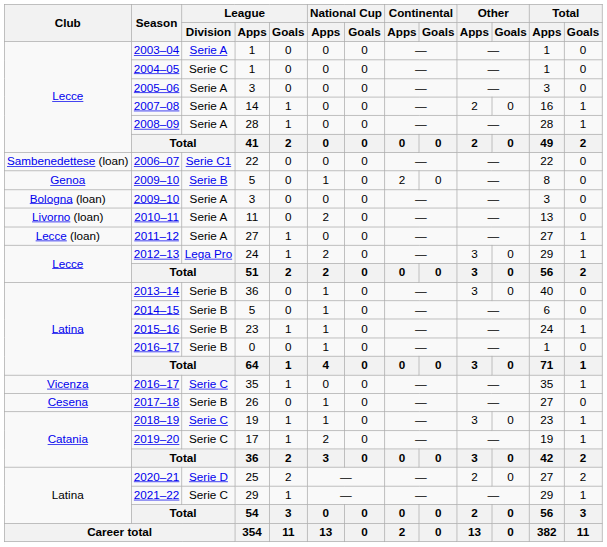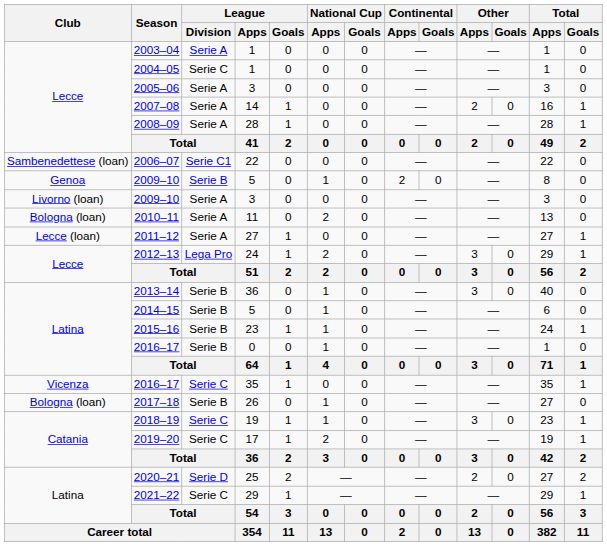(68, 198) Bologna (loan) -> (68, 198) Livorno (loan)
(68, 217) Livorno (loan) -> (68, 217) Bologna (loan)
(68, 402) Cesena -> (68, 402) Bologna (loan)
